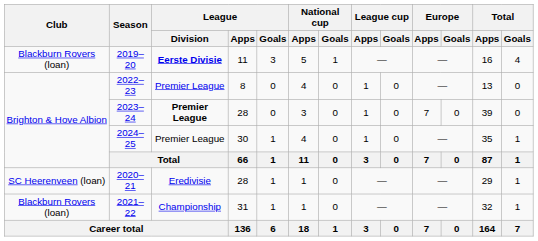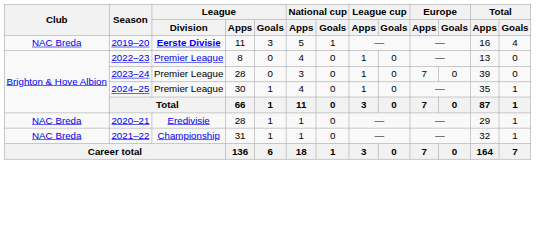(57, 59) Blackburn Rovers (loan) -> (57, 43) NAC Breda
(190, 112) bold -> (189, 74) normal
(57, 180) SC Heerenveen (loan) -> (57, 120) NAC Breda
(57, 207) Blackburn Rovers (loan) -> (57, 136) NAC Breda
